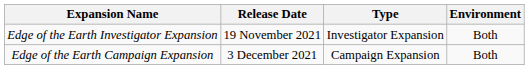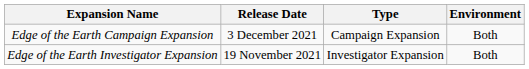rows swapped: (112, 34) <-> (112, 54)
